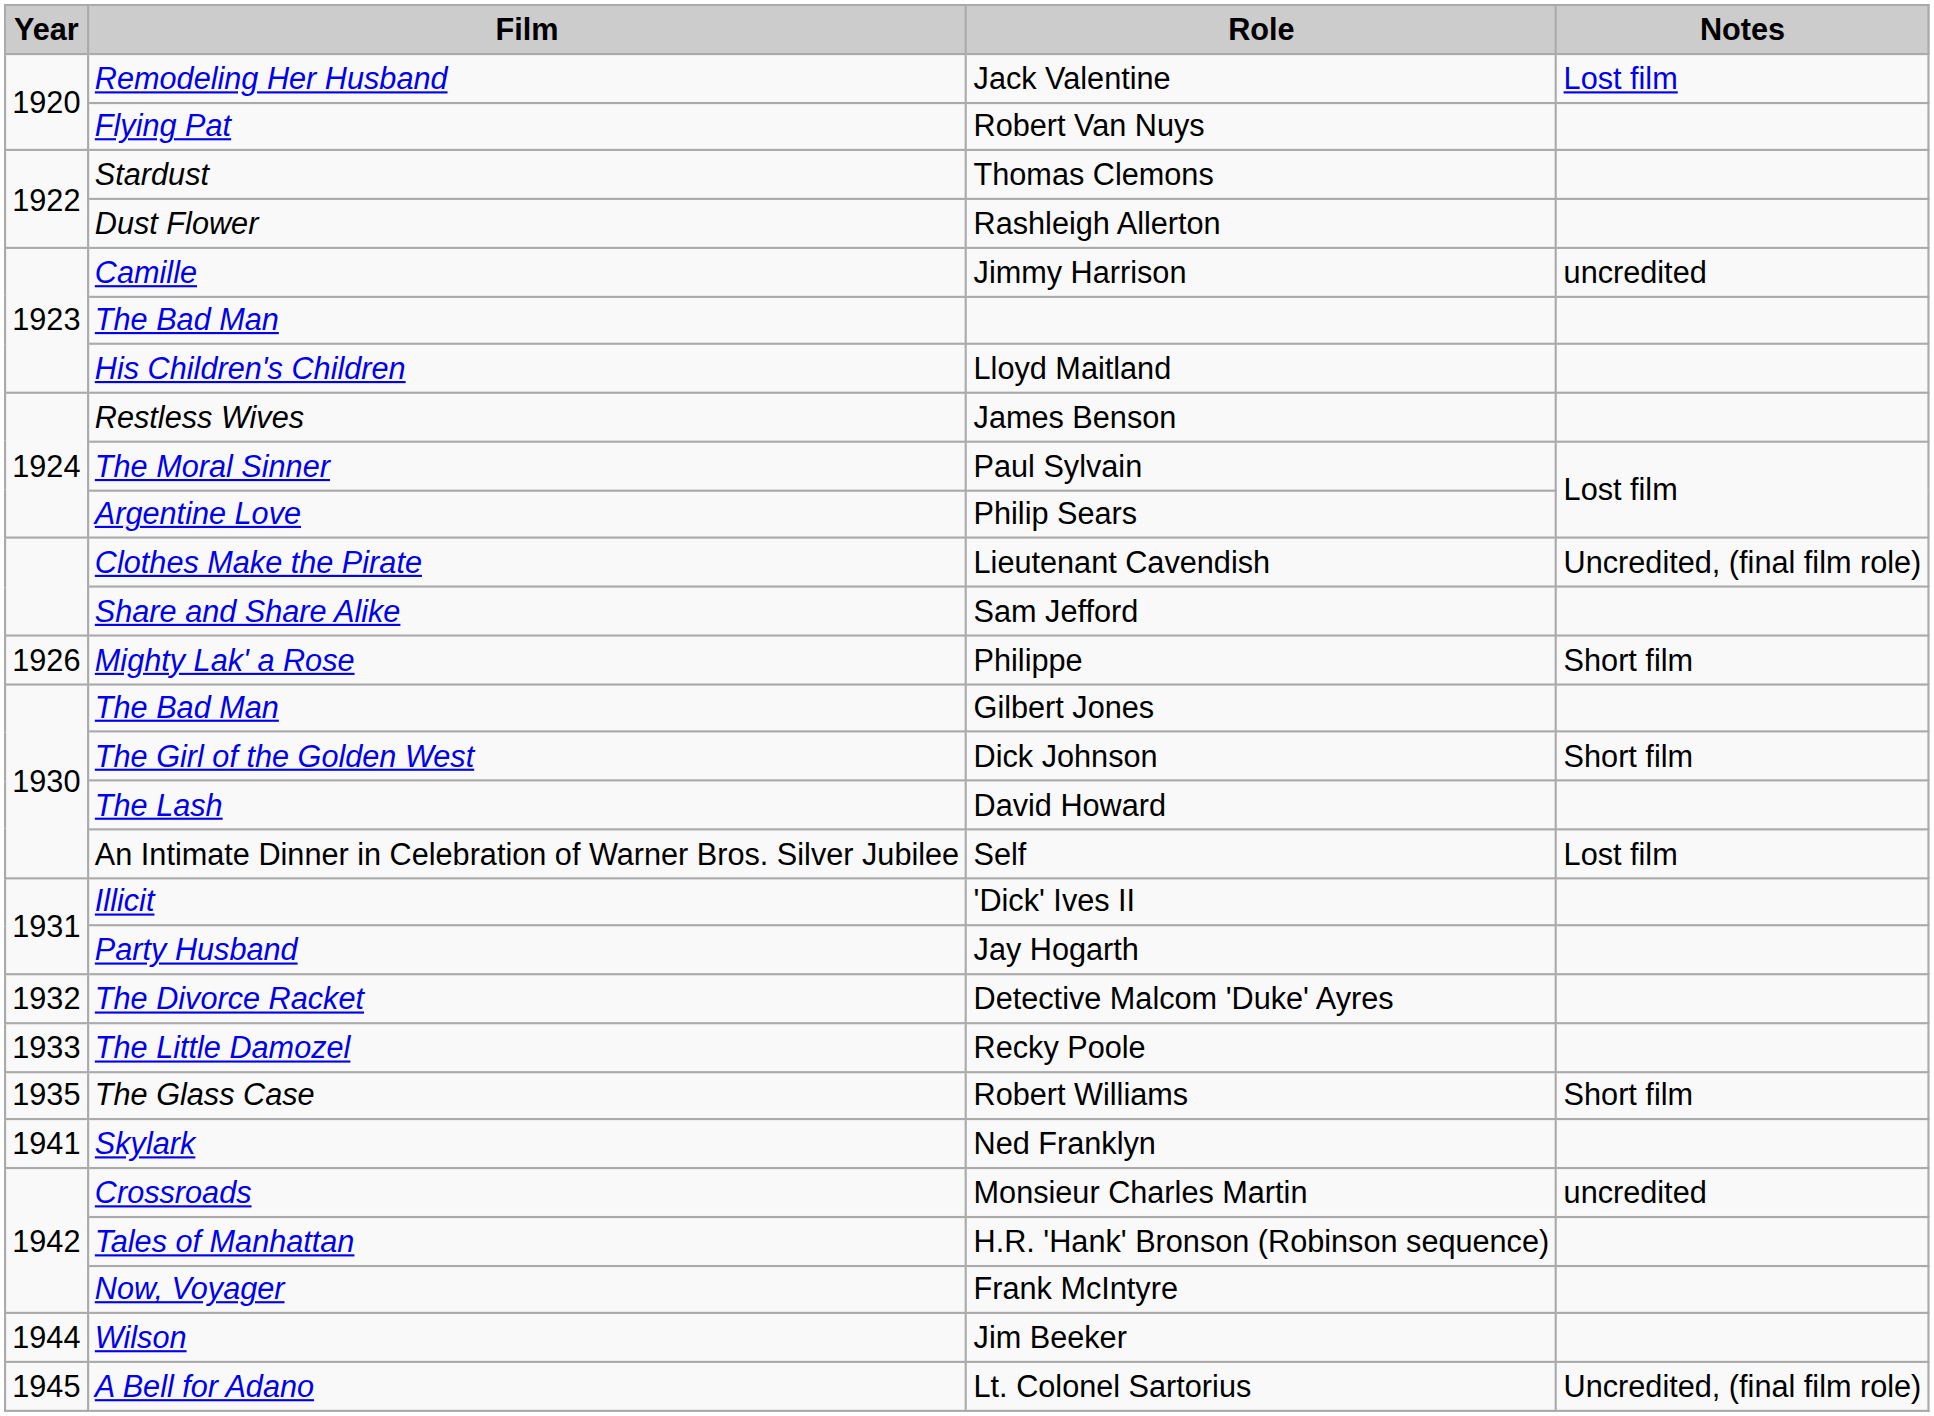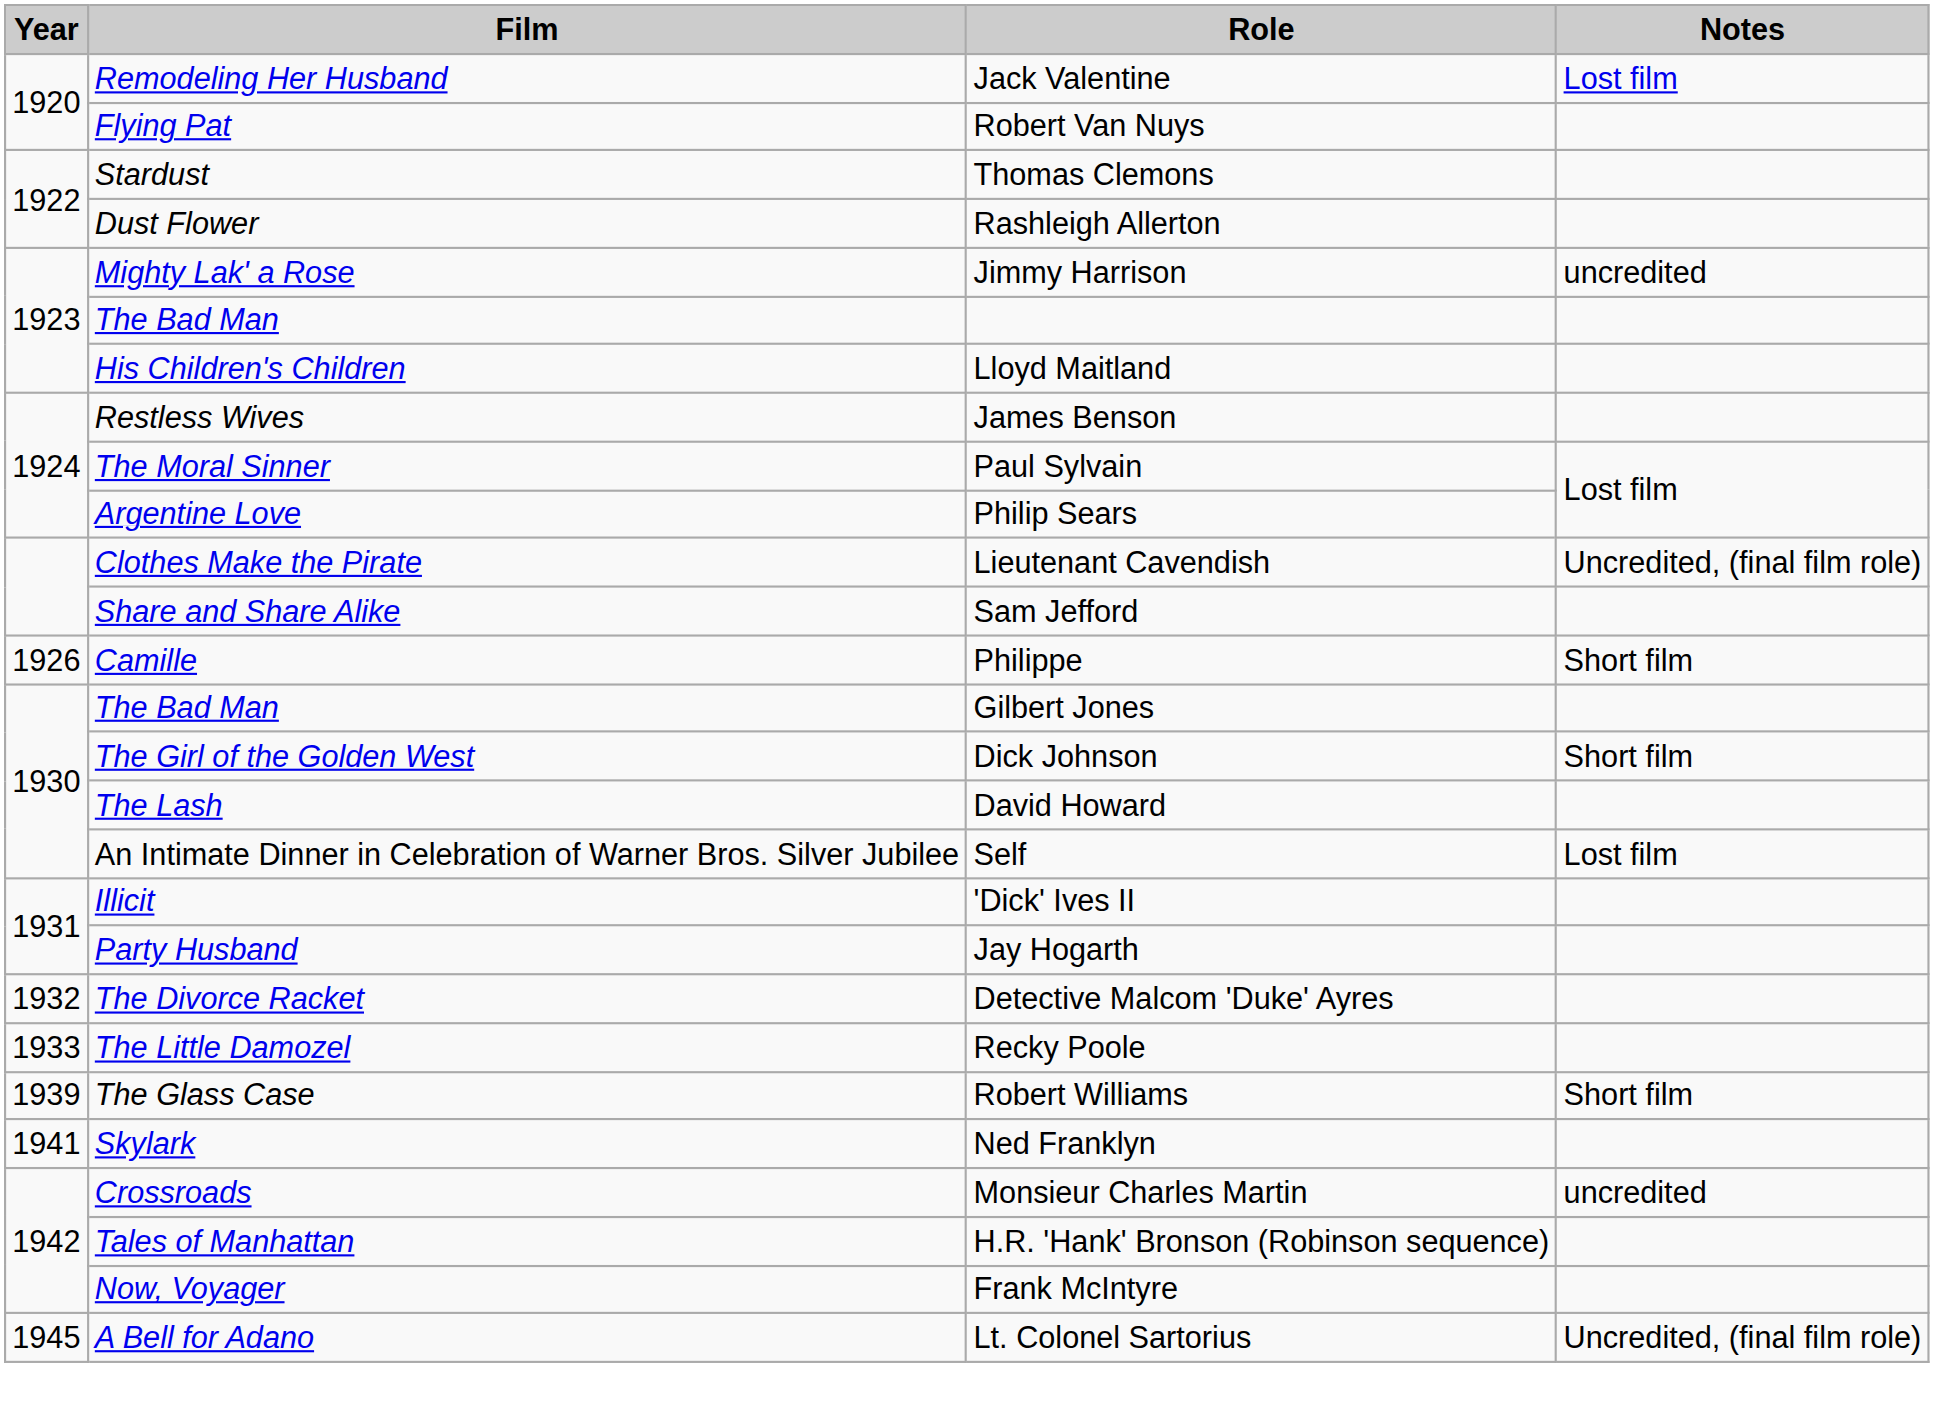(146, 272) Camille -> (225, 272) Mighty Lak' a Rose
(225, 660) Mighty Lak' a Rose -> (146, 660) Camille
(46, 1096) 1935 -> (46, 1096) 1939
- row: (1050, 1338)
